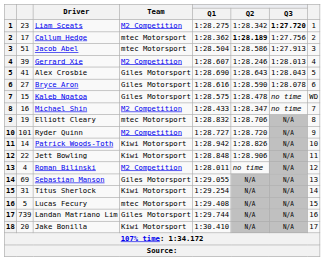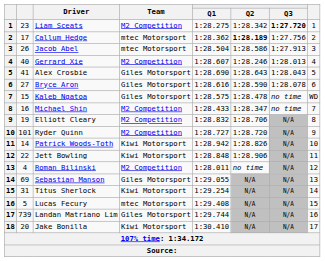(25, 50) 51 -> (25, 50) 26
(25, 61) 39 -> (25, 61) 40
(154, 121) mtec Motorsport -> (152, 121) M2 Competition
